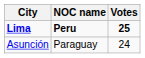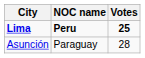(124, 45) 24 -> (124, 45) 28
